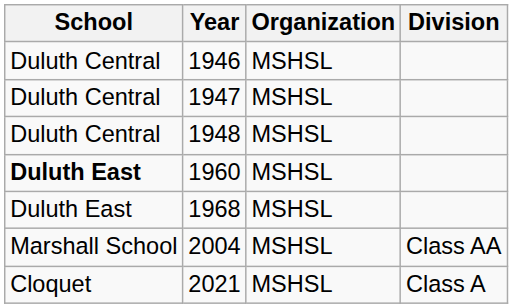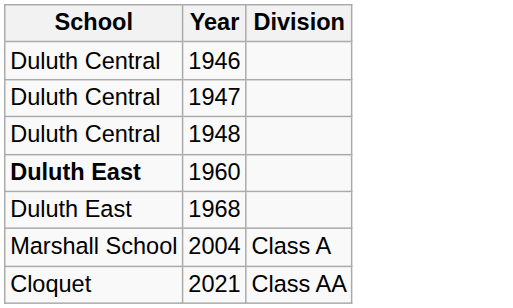- column: (323, 23)
(454, 246) Class AA -> (291, 246) Class A
(446, 284) Class A -> (299, 284) Class AA
